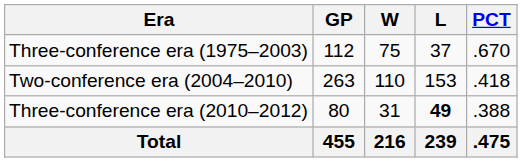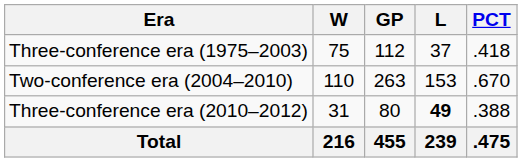columns swapped: (339, 19) <-> (390, 19)
(491, 50) .670 -> (491, 50) .418
(491, 80) .418 -> (491, 80) .670
